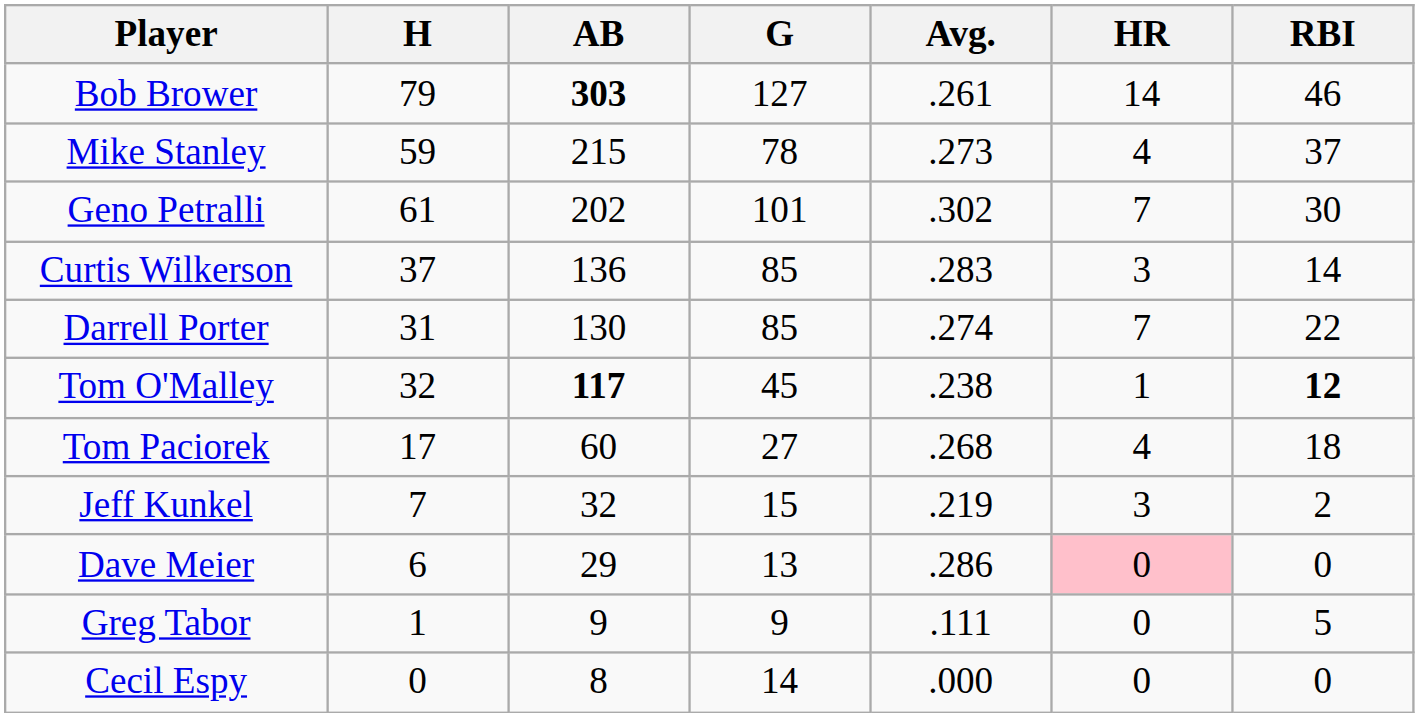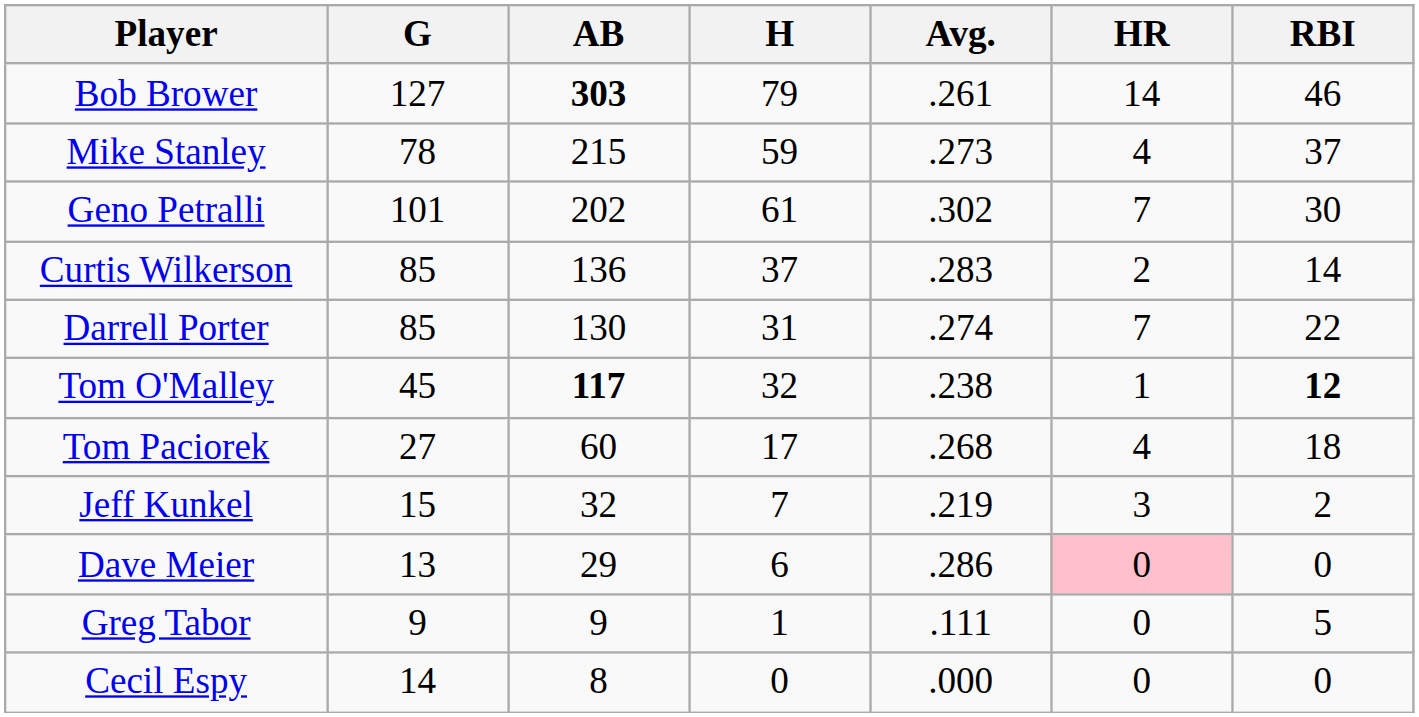columns swapped: (780, 33) <-> (418, 33)
(1142, 269) 3 -> (1142, 269) 2
